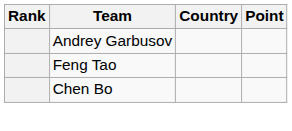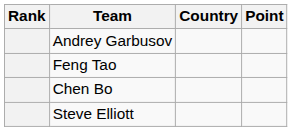+ row: (93, 114)
